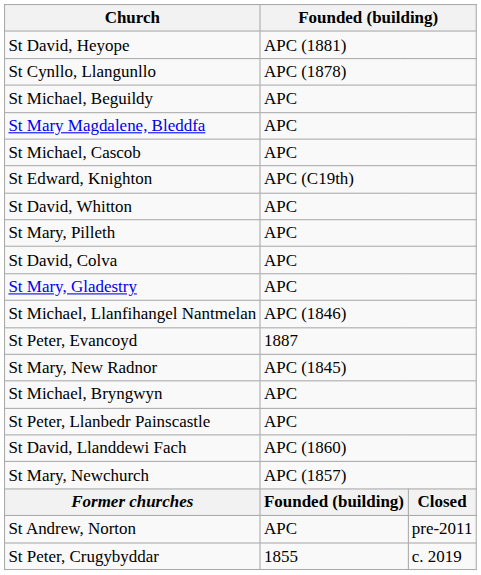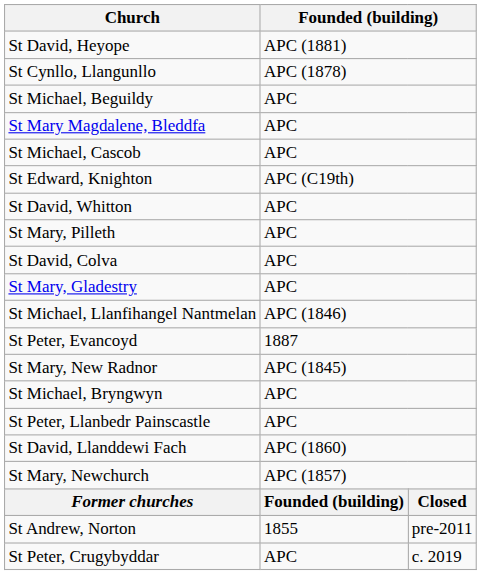(280, 529) APC -> (281, 529) 1855
(281, 555) 1855 -> (280, 555) APC
